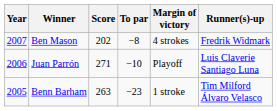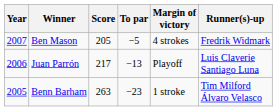(103, 41) 202 -> (103, 41) 205
(134, 41) −8 -> (134, 41) −5
(103, 63) 271 -> (103, 63) 217
(134, 63) −10 -> (134, 63) −13
